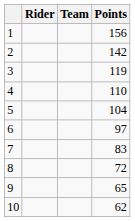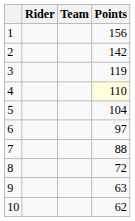(118, 91) no background -> (118, 91) lightyellow background
(121, 149) 83 -> (121, 149) 88
(121, 187) 65 -> (121, 187) 63
